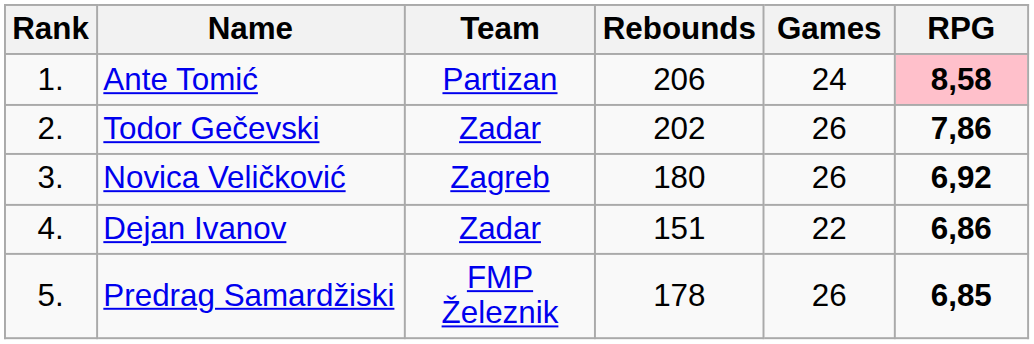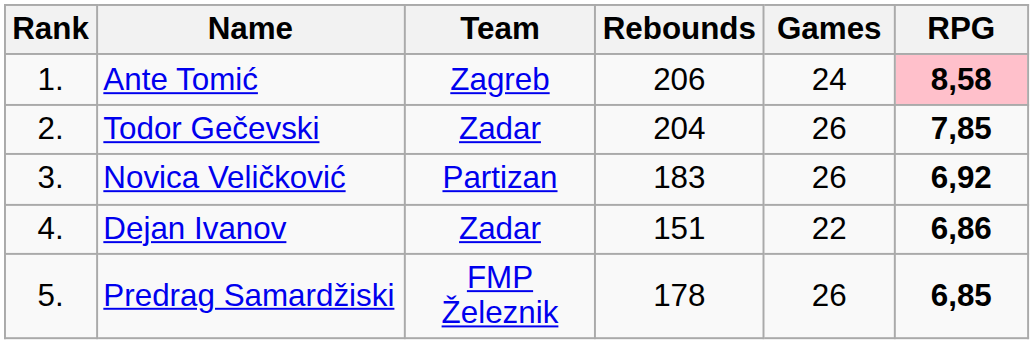(500, 79) Partizan -> (500, 79) Zagreb
(679, 128) 202 -> (679, 128) 204
(961, 128) 7,86 -> (961, 128) 7,85
(500, 178) Zagreb -> (500, 178) Partizan
(679, 178) 180 -> (679, 178) 183
